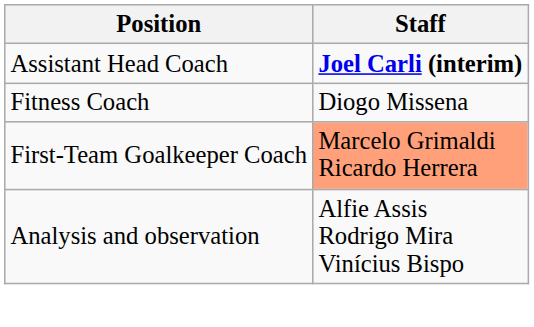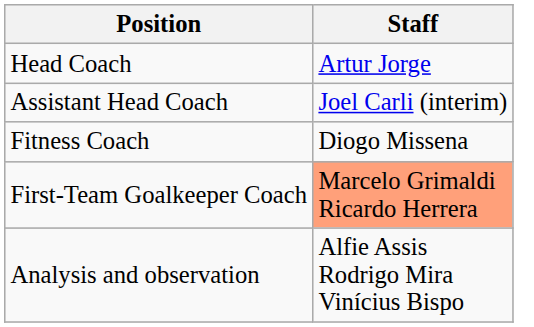+ row: (71, 63)
(420, 63) bold -> (413, 102) normal
